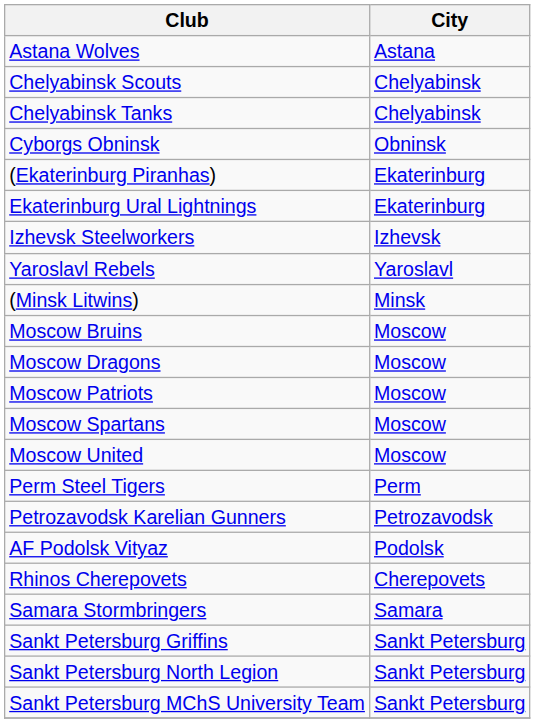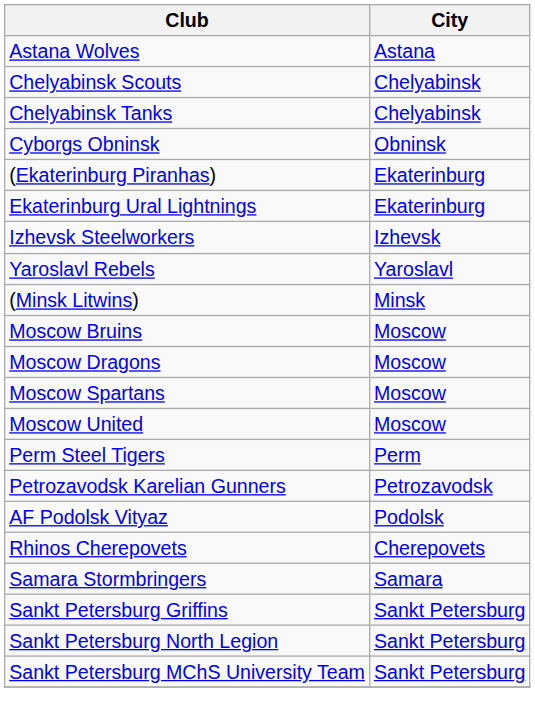- row: (81, 393)
